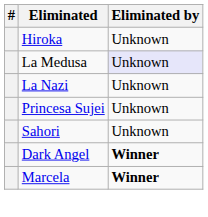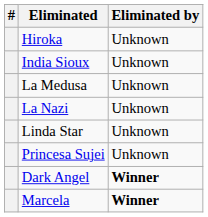+ row: (56, 62)
(140, 62) lavender background -> (140, 85) no background
+ row: (52, 131)
- row: (41, 131)
